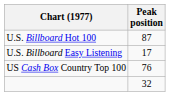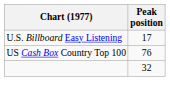- row: (51, 38)
